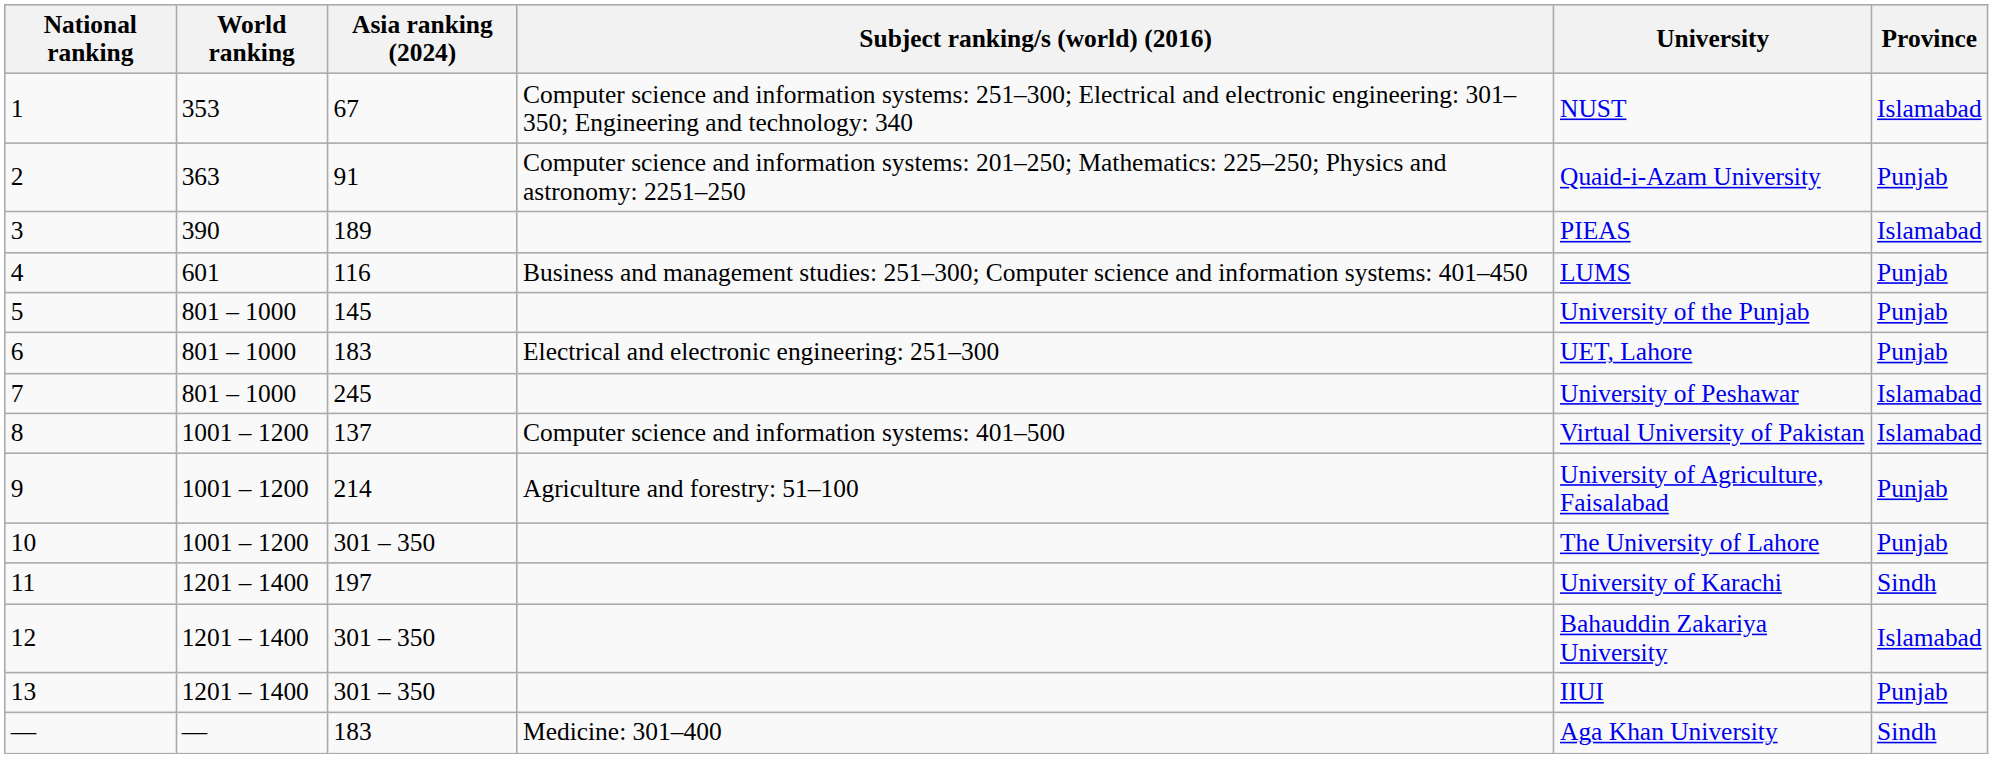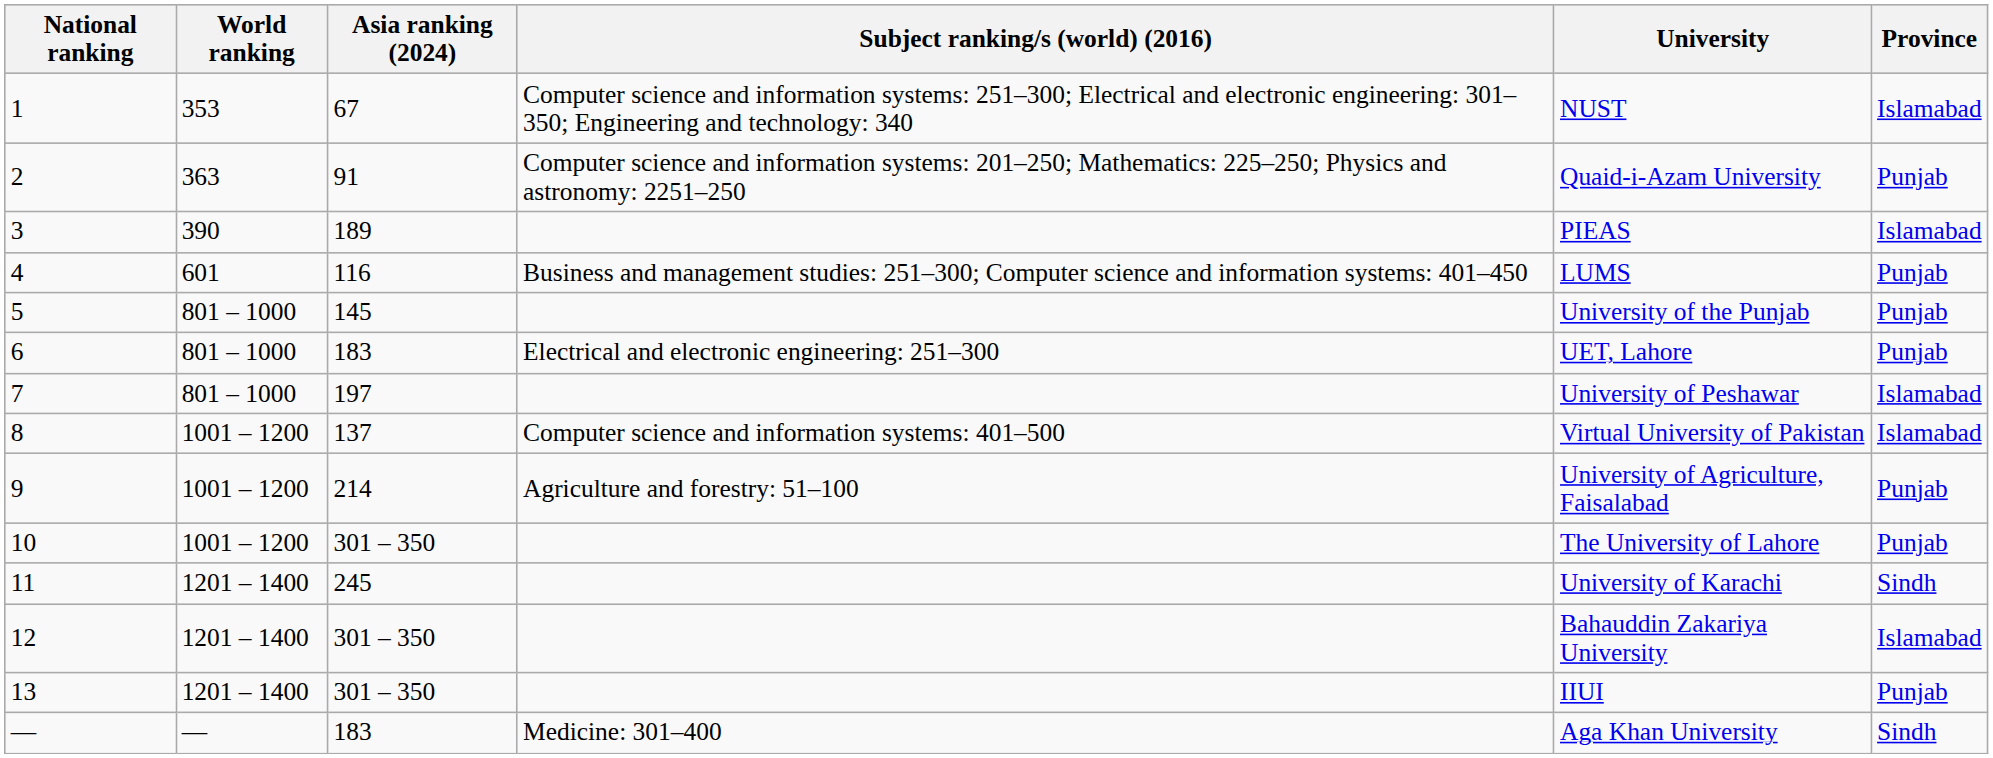(353, 392) 245 -> (353, 392) 197
(353, 582) 197 -> (353, 582) 245
